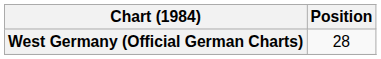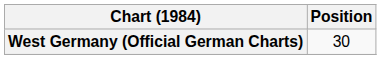(341, 41) 28 -> (341, 41) 30
